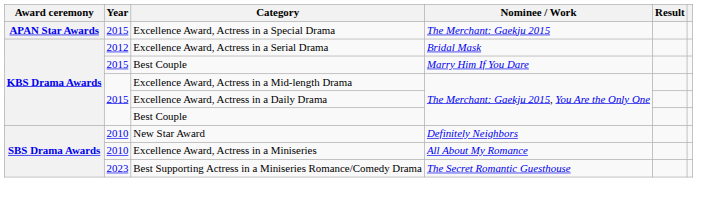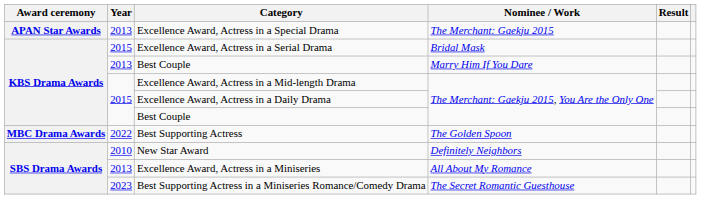(117, 30) 2015 -> (121, 30) 2013
(117, 47) 2012 -> (121, 47) 2015
(117, 64) 2015 -> (121, 64) 2013
+ row: (190, 133)
(117, 151) 2010 -> (121, 168) 2013
